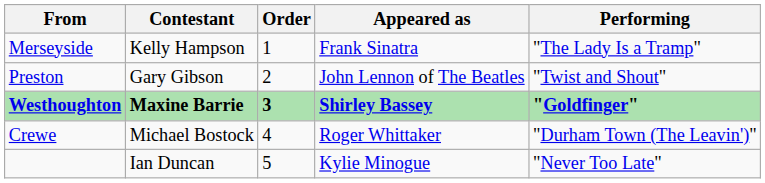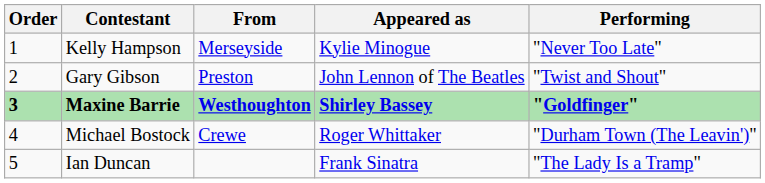columns swapped: (287, 18) <-> (65, 18)
(369, 47) Frank Sinatra -> (375, 47) Kylie Minogue
(617, 47) "The Lady Is a Tramp" -> (597, 47) "Never Too Late"
(375, 163) Kylie Minogue -> (369, 163) Frank Sinatra
(597, 163) "Never Too Late" -> (617, 163) "The Lady Is a Tramp"
